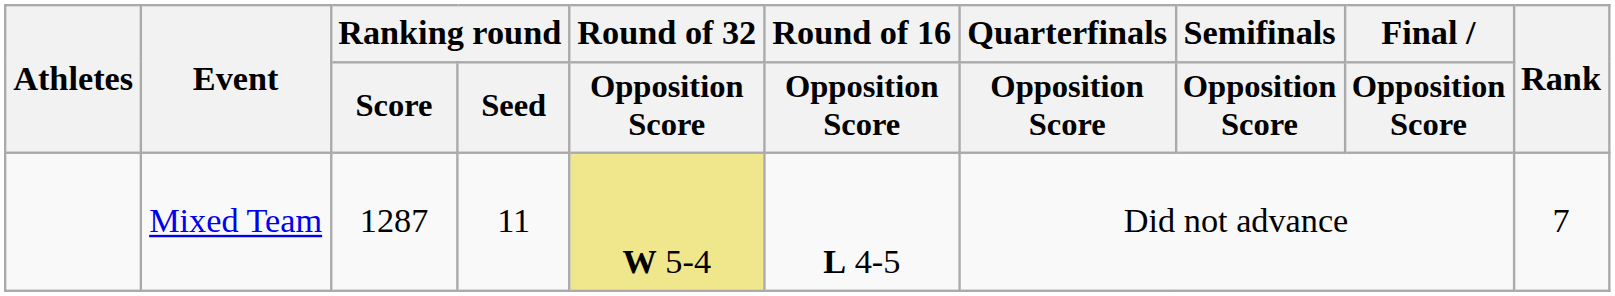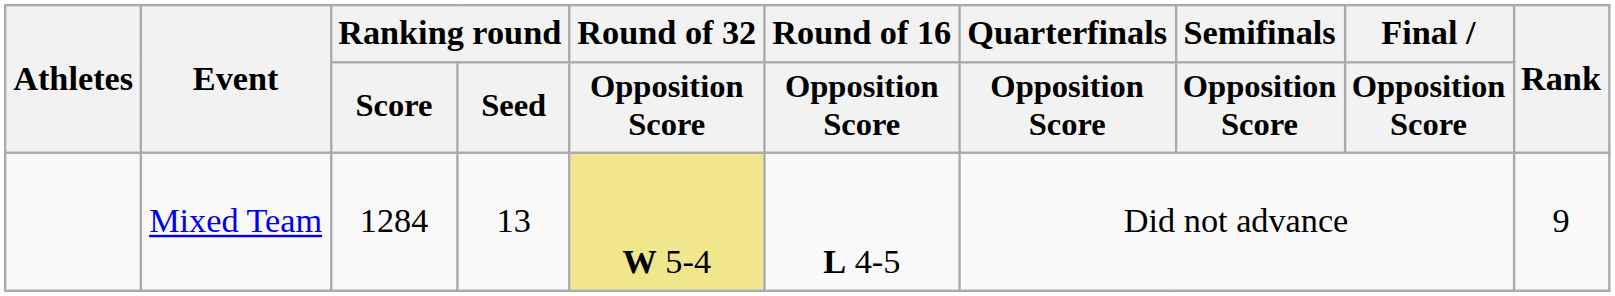(394, 221) 1287 -> (394, 221) 1284
(514, 221) 11 -> (514, 221) 13
(1561, 221) 7 -> (1561, 221) 9
